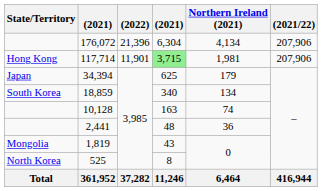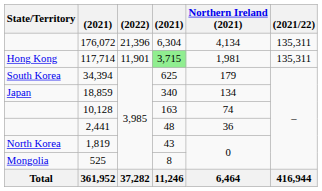(294, 42) 207,906 -> (294, 42) 135,311
(294, 59) 207,906 -> (294, 59) 135,311
(19, 76) Japan -> (34, 76) South Korea
(34, 93) South Korea -> (19, 93) Japan
(28, 144) Mongolia -> (34, 144) North Korea
(34, 161) North Korea -> (28, 161) Mongolia
